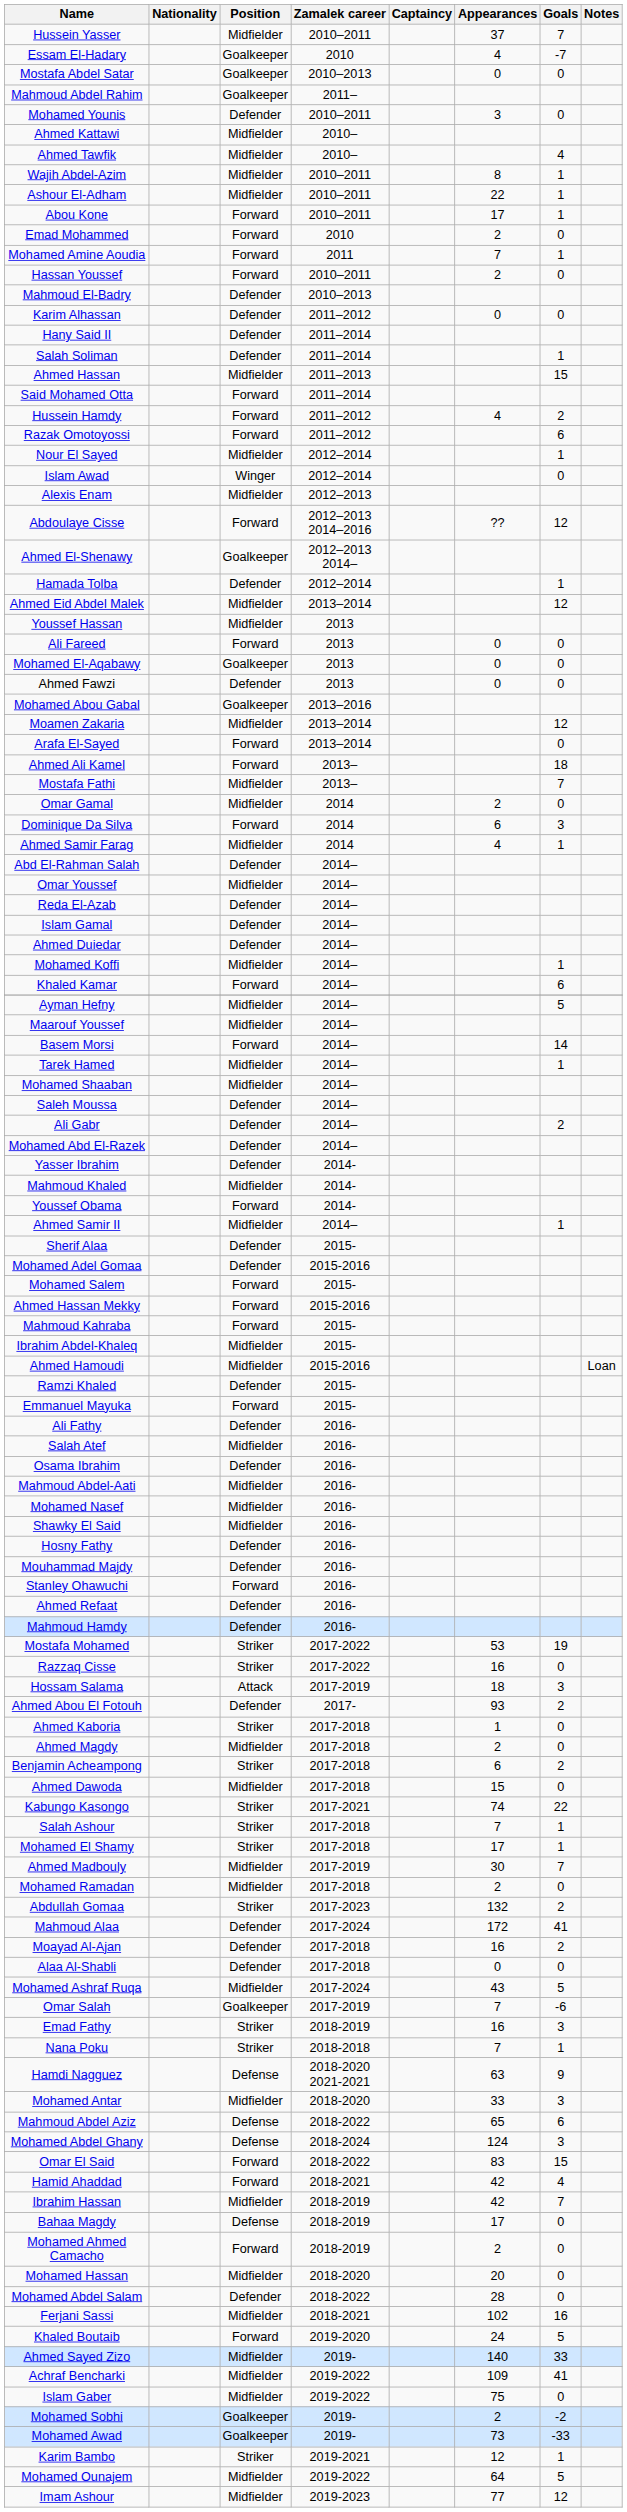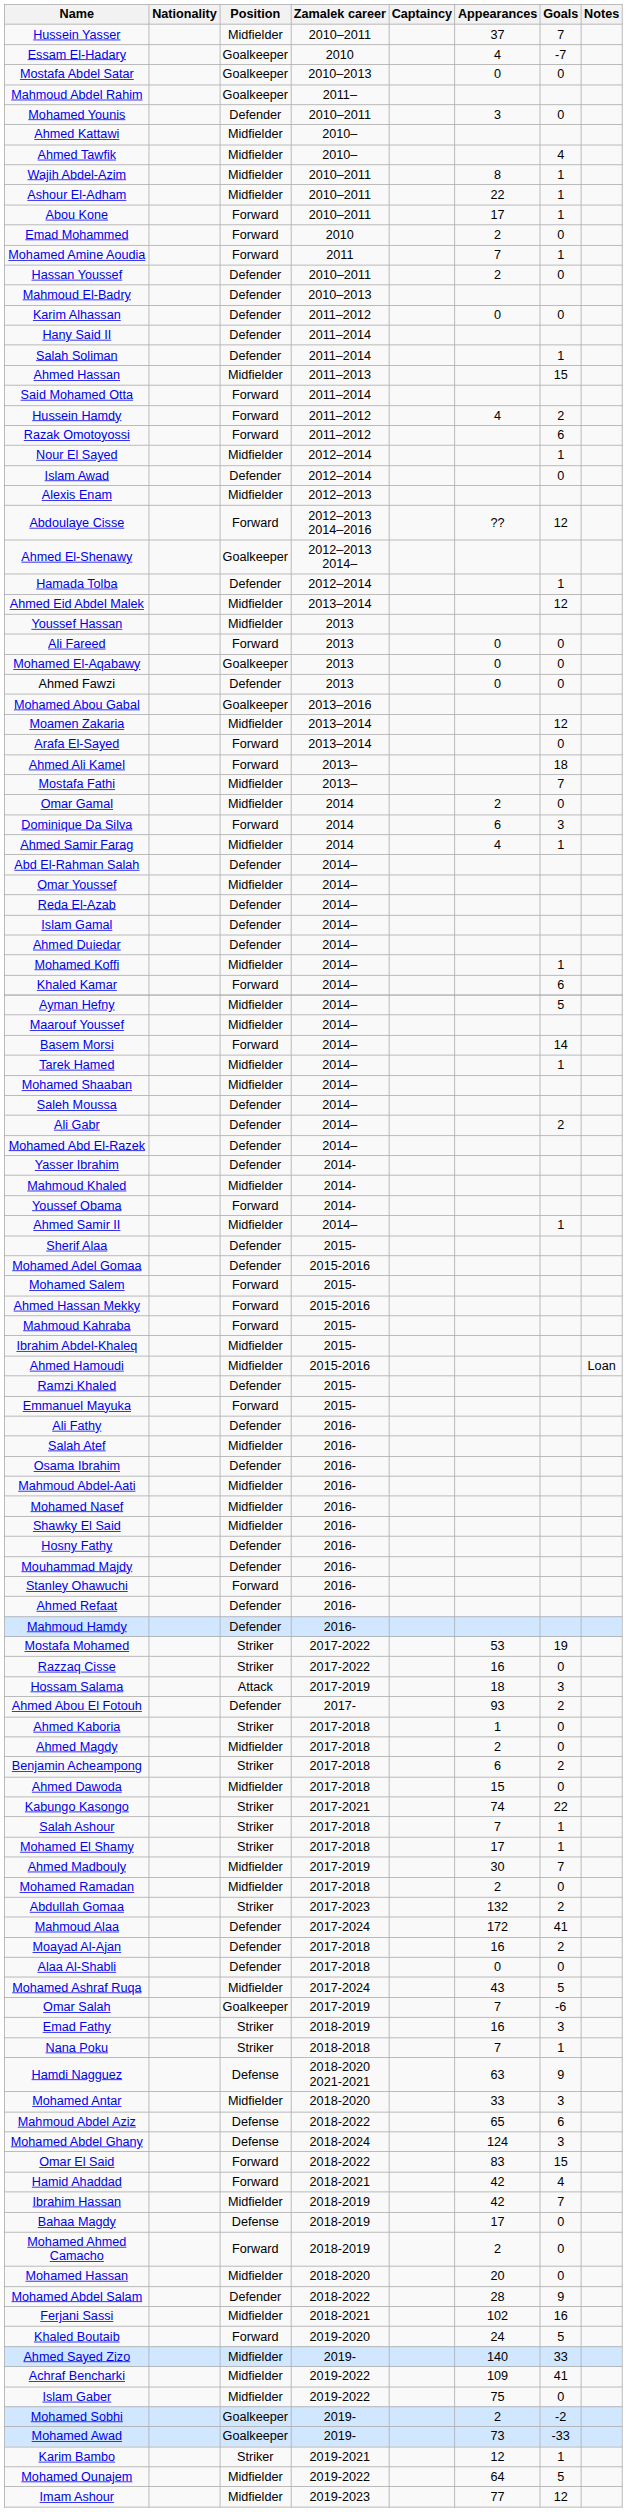(255, 275) Forward -> (255, 275) Defender
(255, 475) Winger -> (255, 475) Defender
(561, 2296) 0 -> (561, 2296) 9
